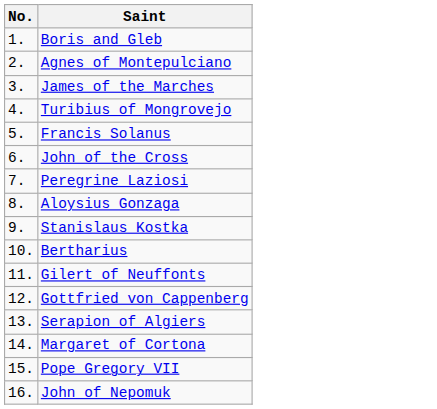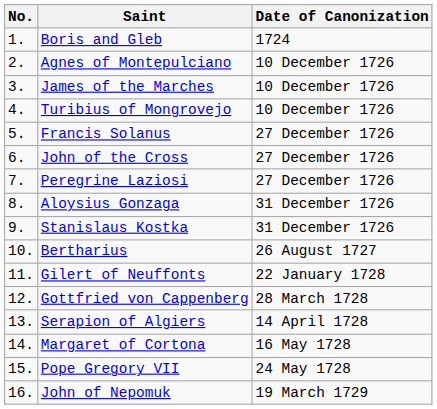+ column: (342, 16)
